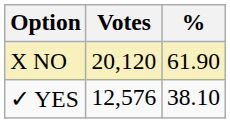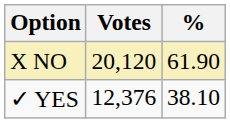(124, 98) 12,576 -> (124, 98) 12,376
